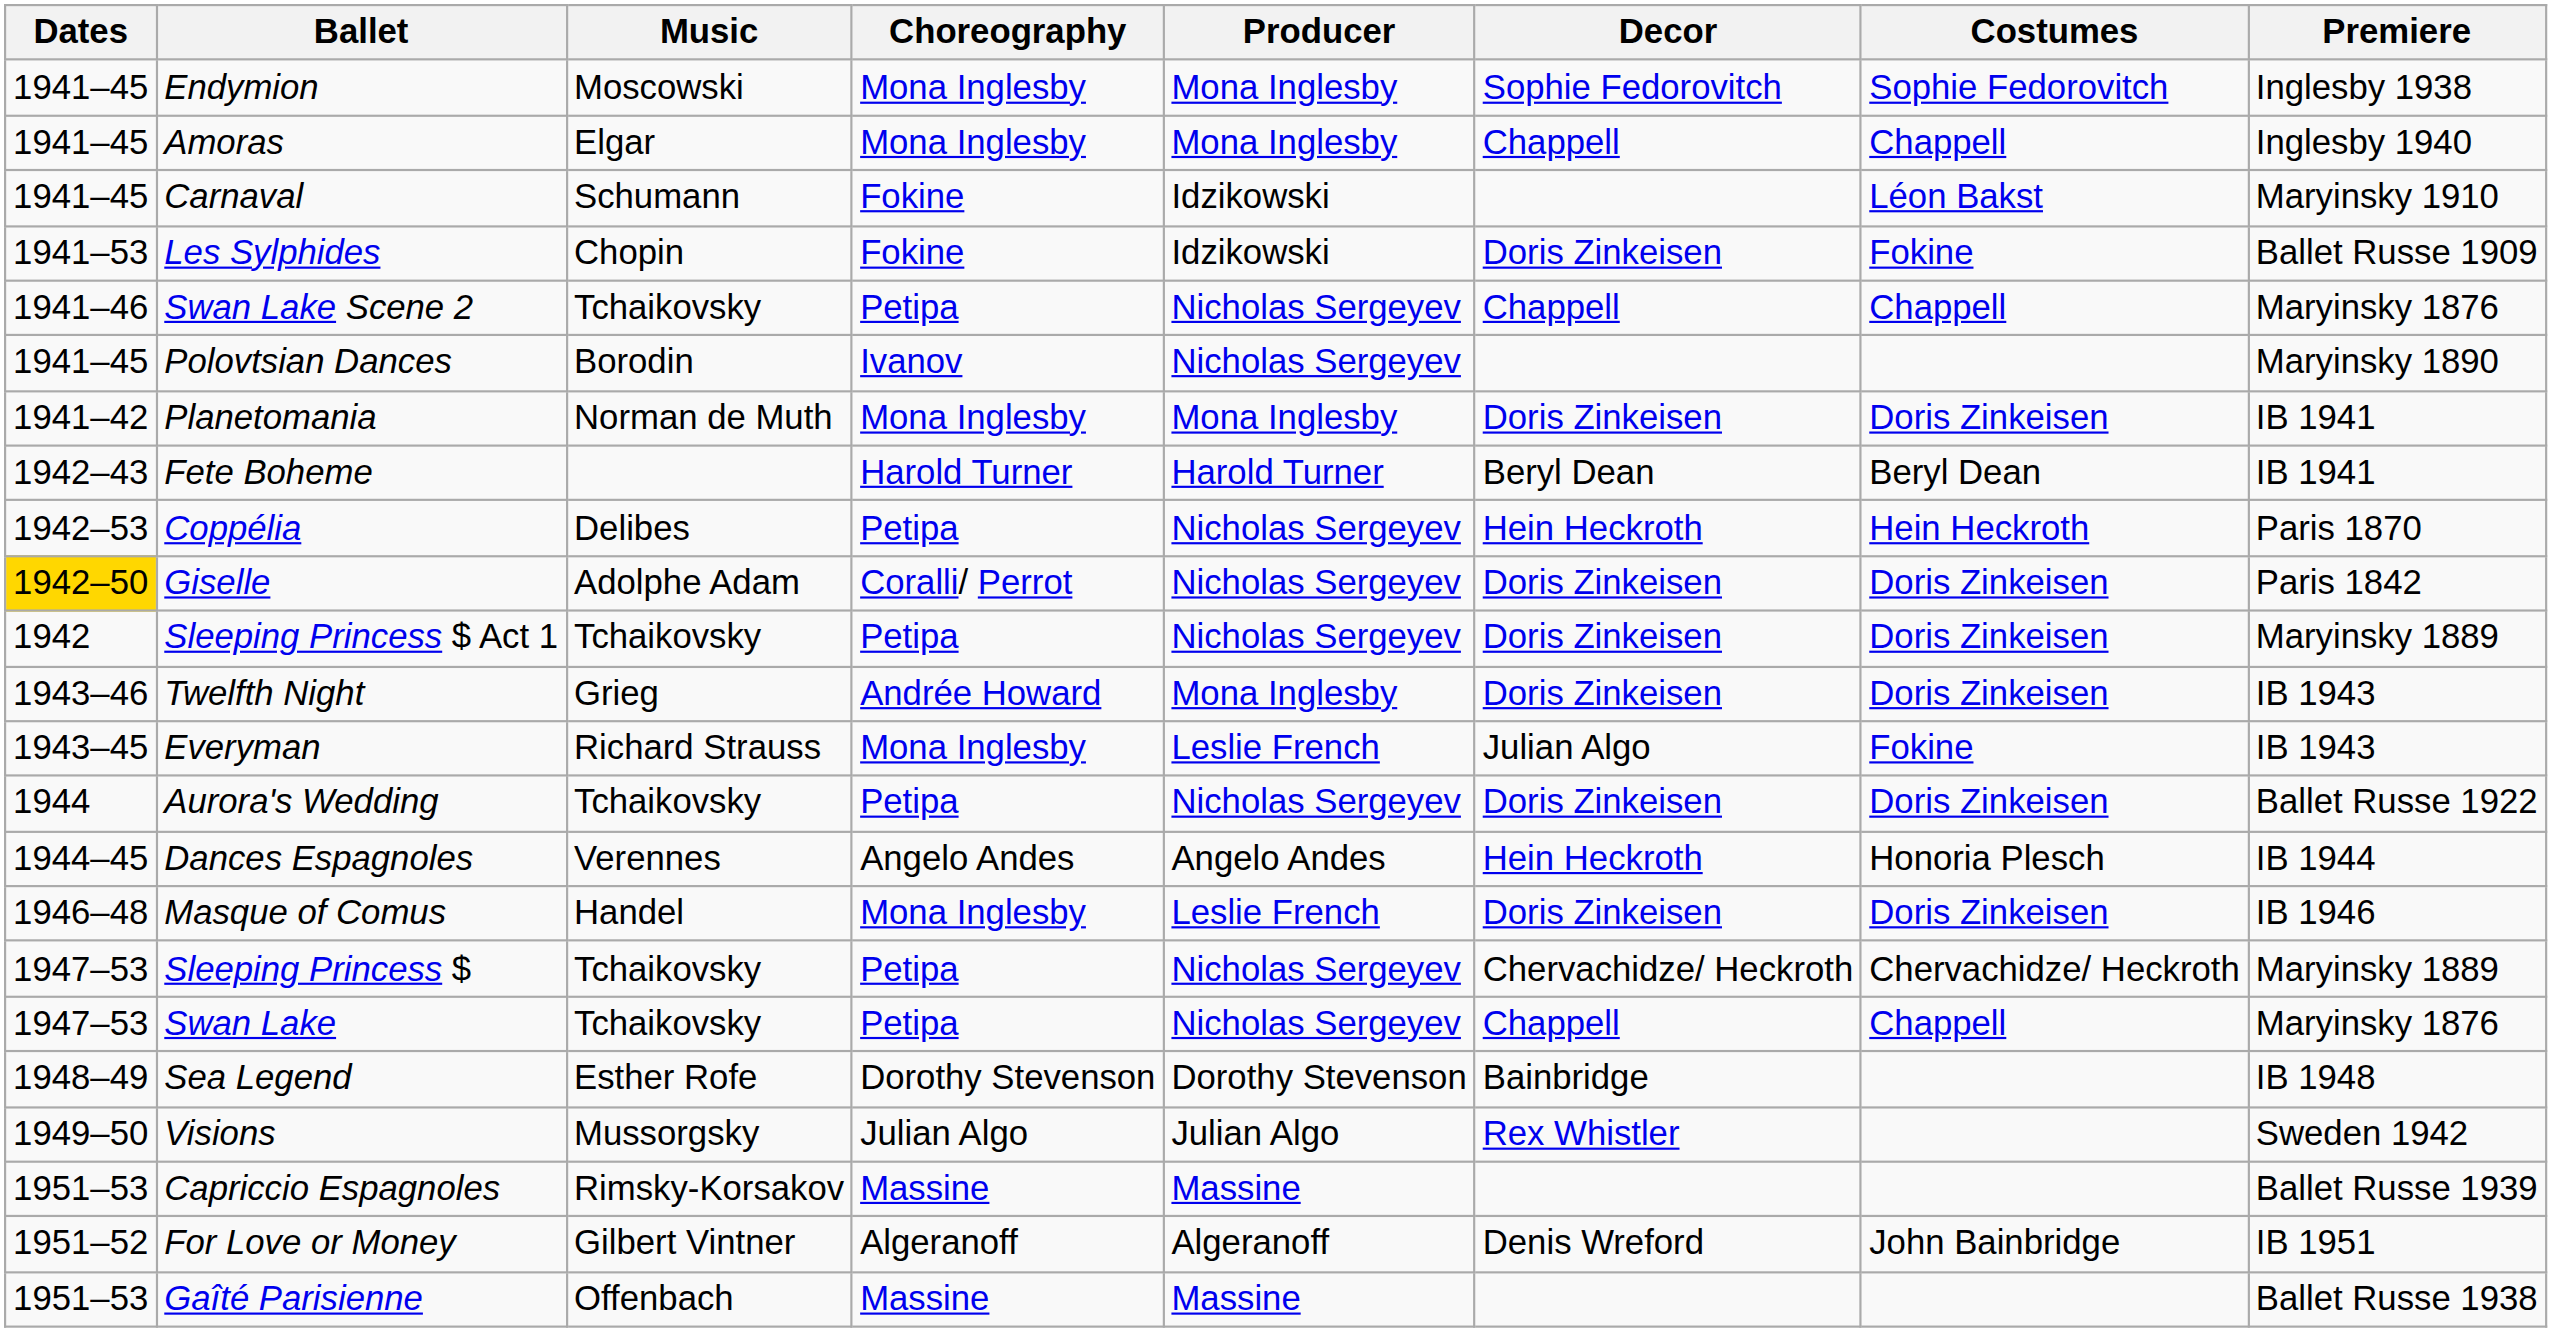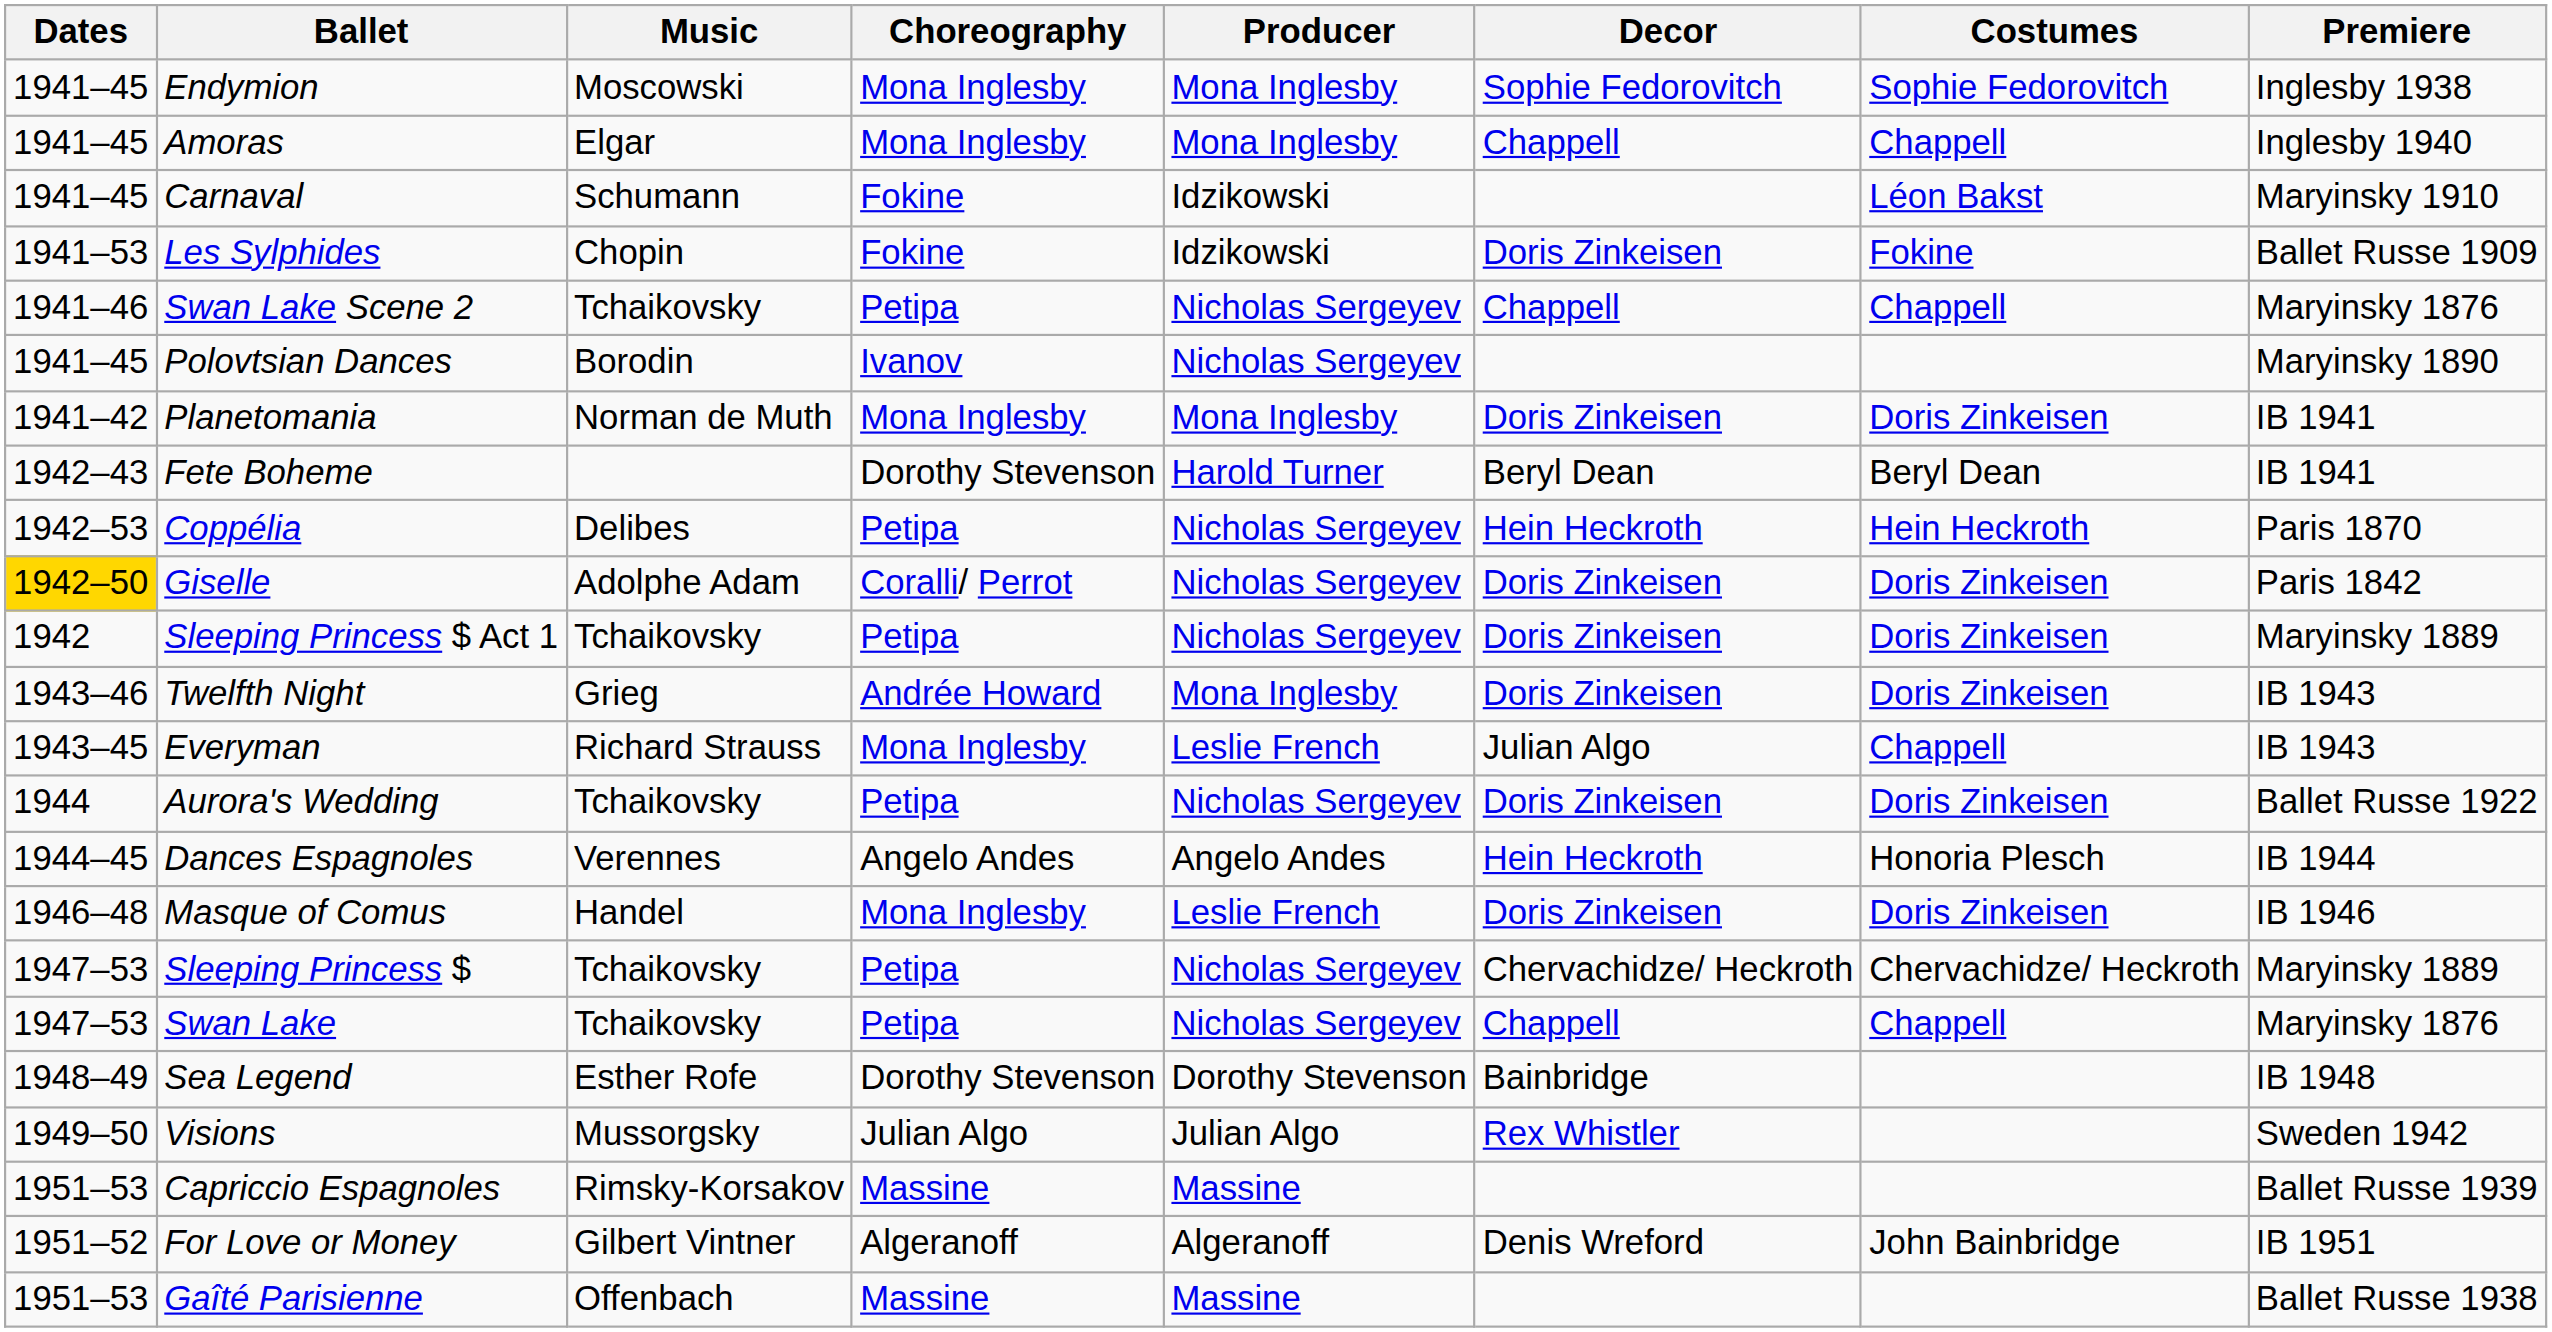(966, 472) Harold Turner -> (1008, 472) Dorothy Stevenson
(1921, 747) Fokine -> (1938, 747) Chappell
